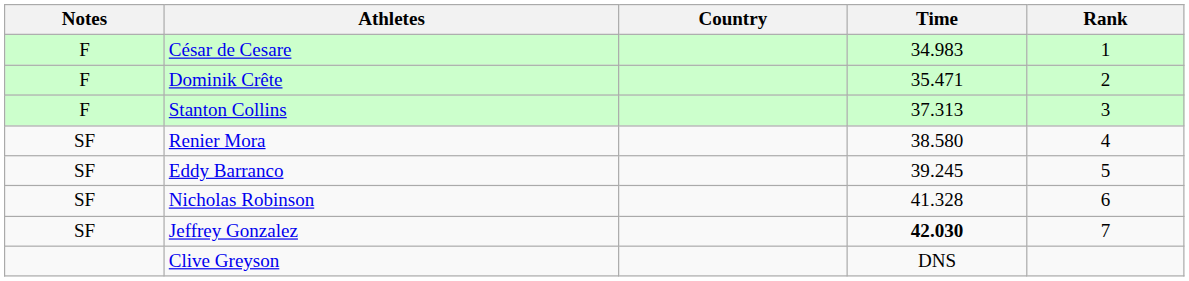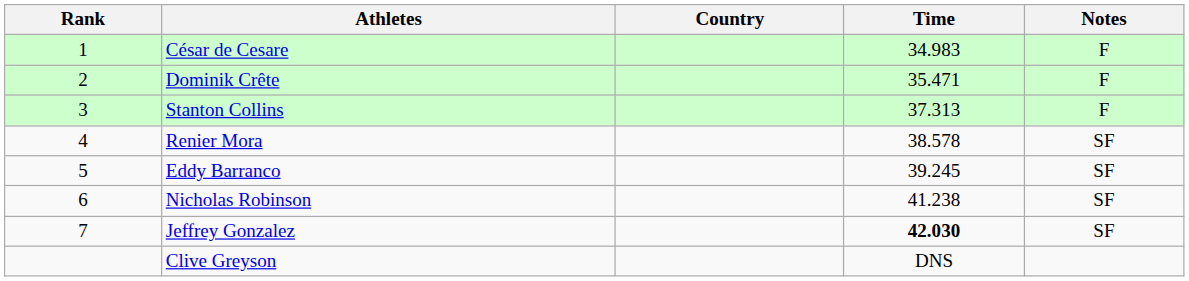columns swapped: (1105, 19) <-> (84, 19)
(937, 140) 38.580 -> (934, 140) 38.578
(937, 200) 41.328 -> (934, 200) 41.238
